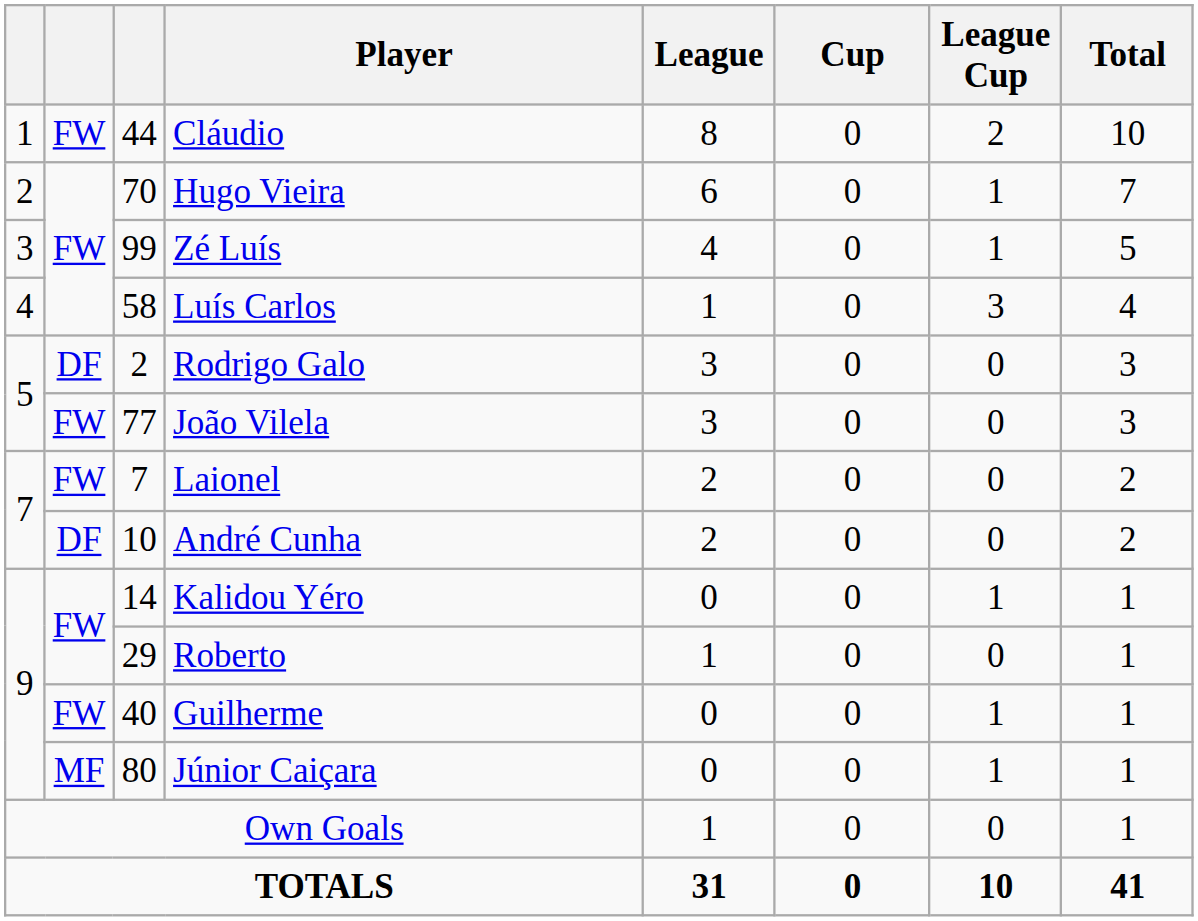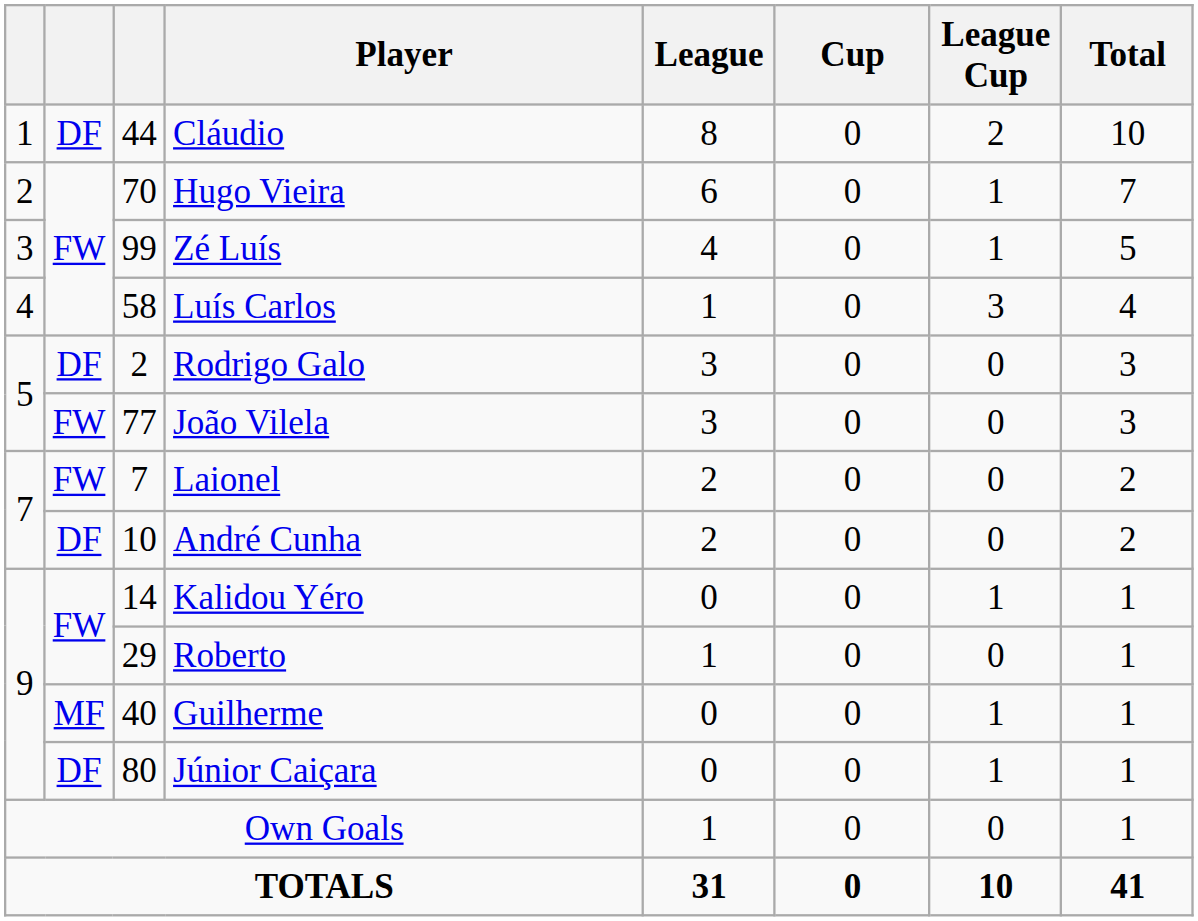(79, 133) FW -> (79, 133) DF
(79, 712) FW -> (79, 712) MF
(79, 769) MF -> (79, 769) DF
